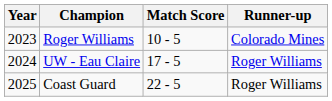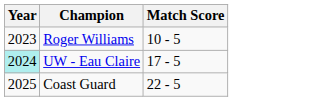- column: (278, 15)
(22, 61) no background -> (22, 61) paleturquoise background
